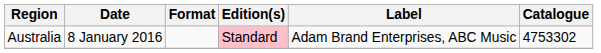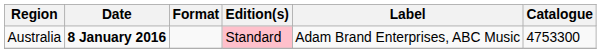(115, 37) normal -> (117, 37) bold
(549, 37) 4753302 -> (553, 37) 4753300
